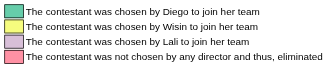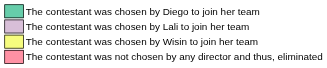rows swapped: (138, 42) <-> (142, 26)
